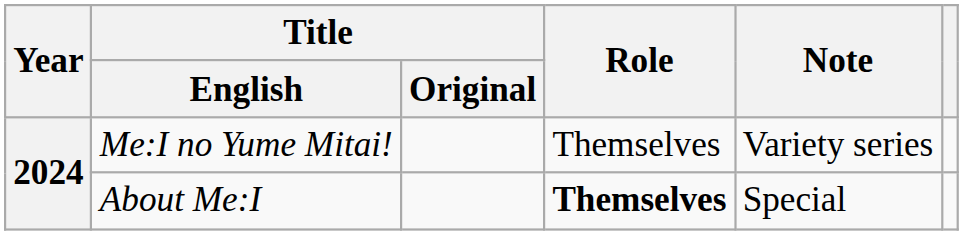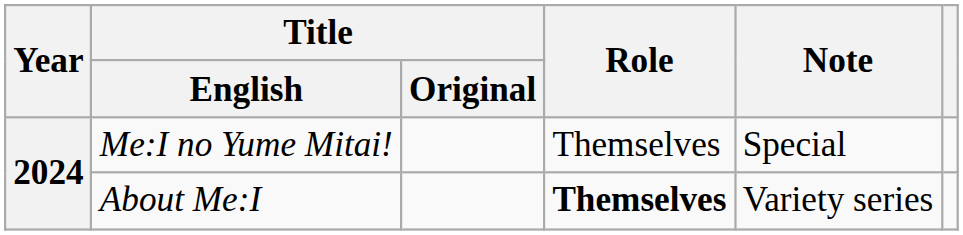(838, 144) Variety series -> (794, 144) Special
(794, 199) Special -> (838, 199) Variety series
